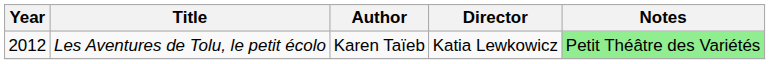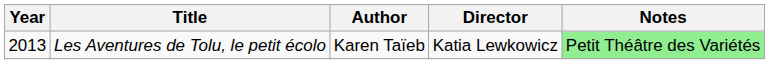(27, 44) 2012 -> (27, 44) 2013
